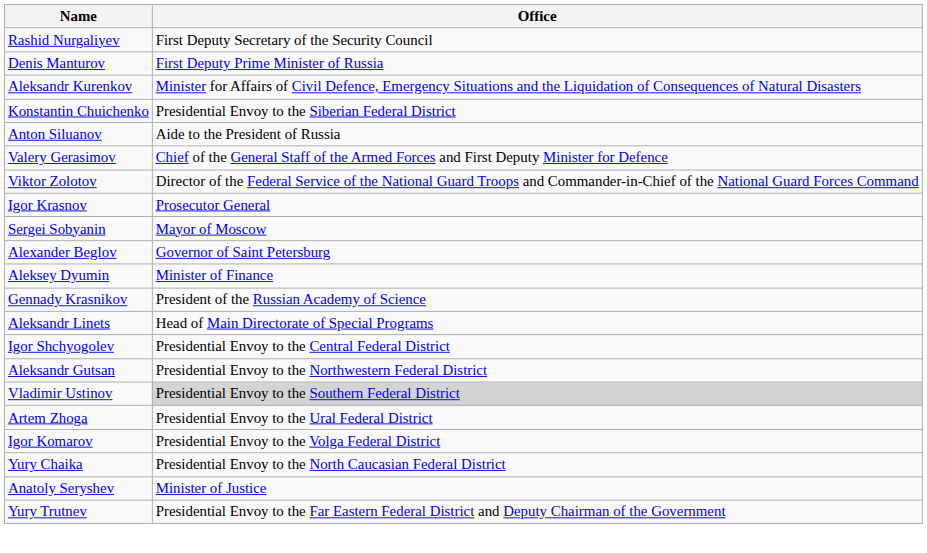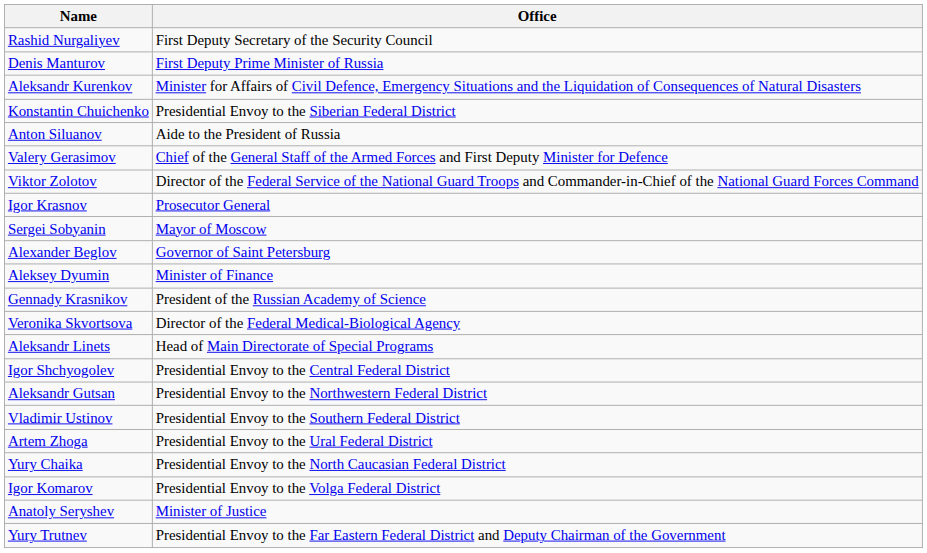+ row: (70, 323)
(308, 393) lightgrey background -> (308, 417) no background
rows swapped: (45, 464) <-> (50, 441)
